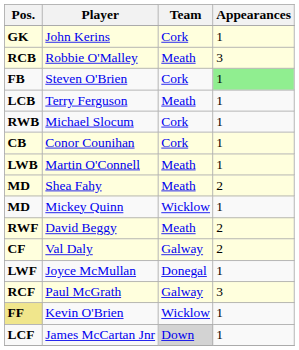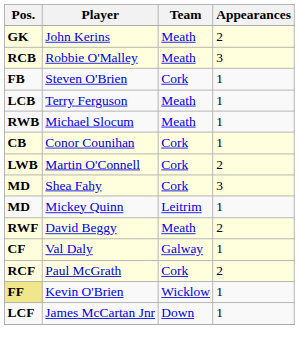(175, 36) Cork -> (178, 36) Meath
(220, 36) 1 -> (220, 36) 2
(220, 79) lightgreen background -> (220, 79) no background
(175, 121) Cork -> (178, 121) Meath
(178, 164) Meath -> (175, 164) Cork
(220, 164) 1 -> (220, 164) 2
(178, 185) Meath -> (175, 185) Cork
(220, 185) 2 -> (220, 185) 3
(186, 206) Wicklow -> (181, 206) Leitrim
(220, 249) 2 -> (220, 249) 1
- row: (91, 270)
(182, 292) Galway -> (175, 270) Cork
(220, 292) 3 -> (220, 270) 2
(178, 334) lightgrey background -> (178, 313) no background
